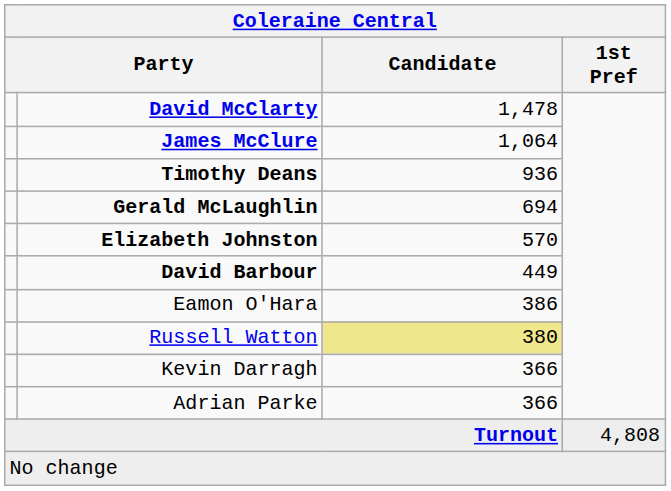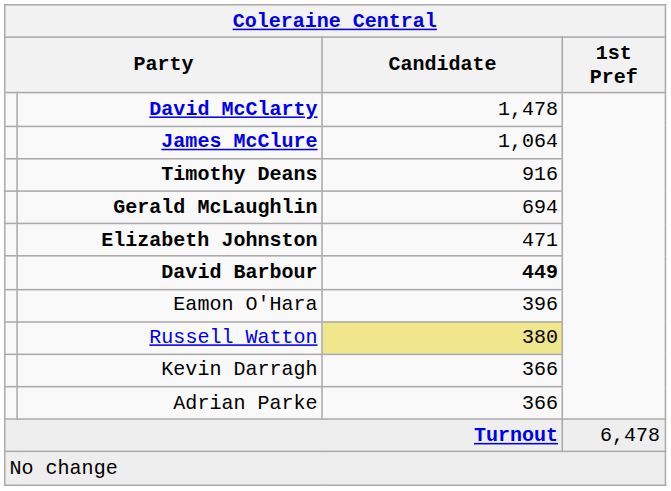(540, 175) 936 -> (540, 175) 916
(540, 240) 570 -> (540, 240) 471
(540, 273) normal -> (540, 273) bold
(540, 305) 386 -> (540, 305) 396
(630, 436) 4,808 -> (630, 436) 6,478
